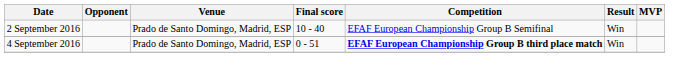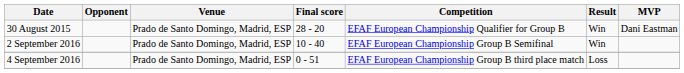+ row: (39, 28)
(475, 44) bold -> (466, 60) normal
(615, 44) Win -> (598, 60) Loss
